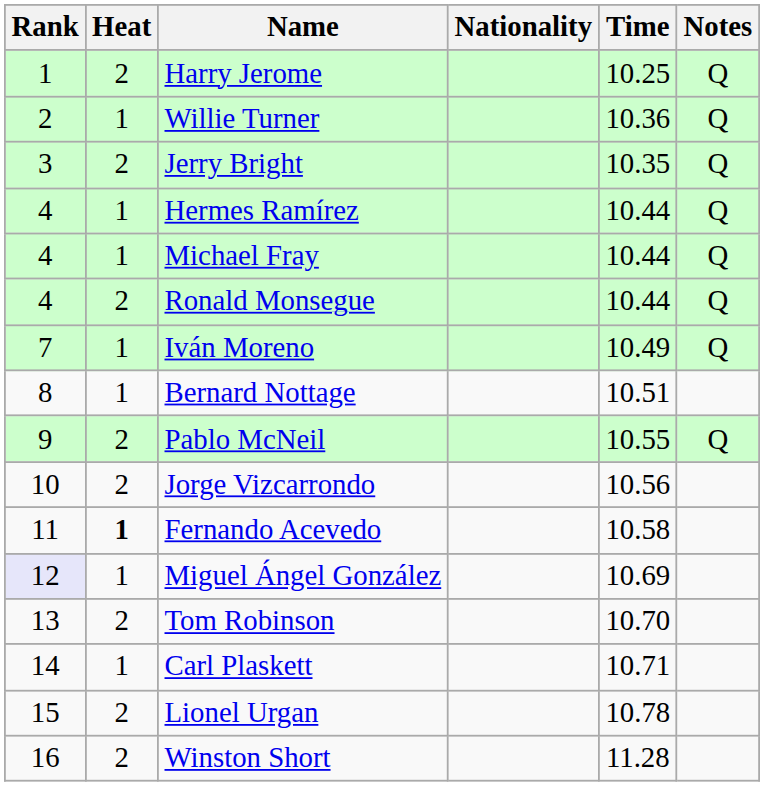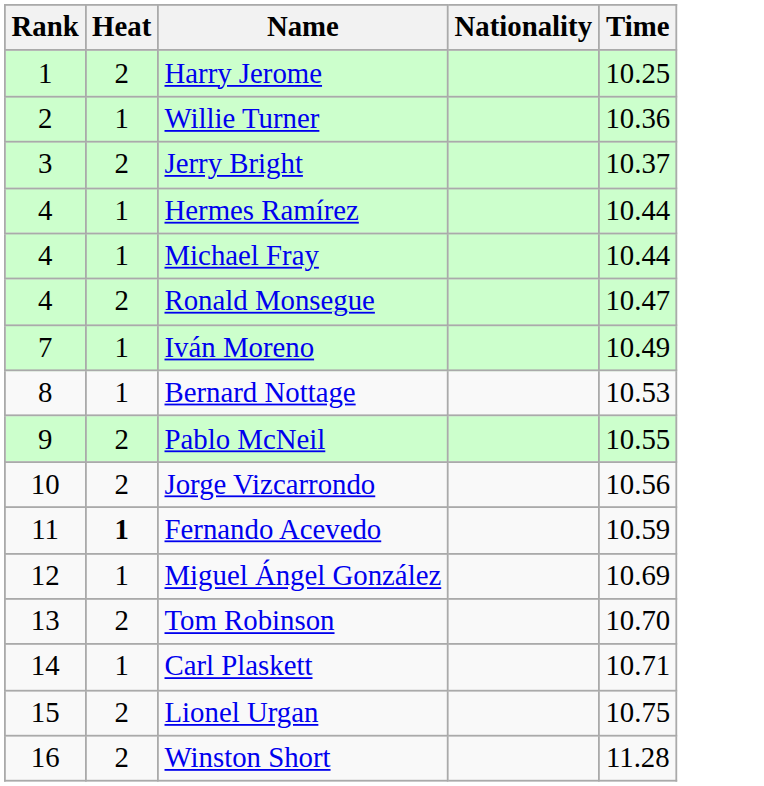- column: (718, 27)
(638, 164) 10.35 -> (638, 164) 10.37
(638, 301) 10.44 -> (638, 301) 10.47
(638, 392) 10.51 -> (638, 392) 10.53
(638, 529) 10.58 -> (638, 529) 10.59
(45, 575) lavender background -> (45, 575) no background
(638, 712) 10.78 -> (638, 712) 10.75
